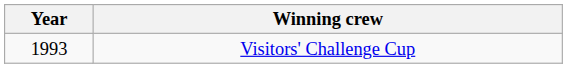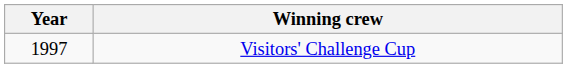(49, 48) 1993 -> (49, 48) 1997
